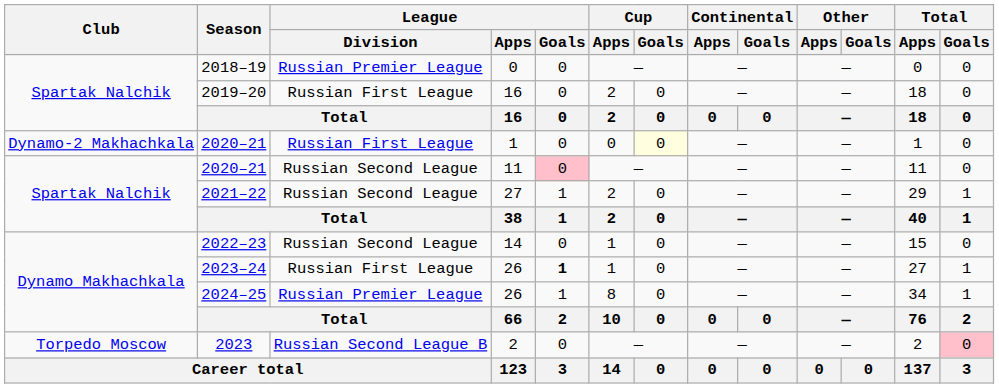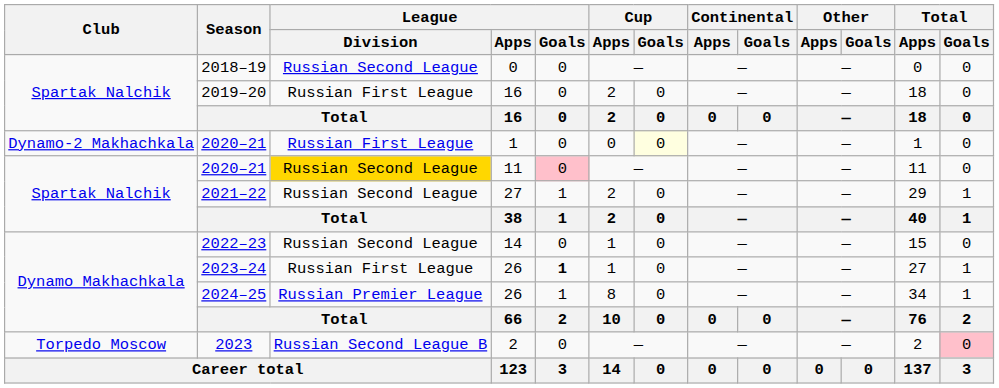(380, 68) Russian Premier League -> (380, 68) Russian Second League
(380, 168) no background -> (380, 168) gold background
